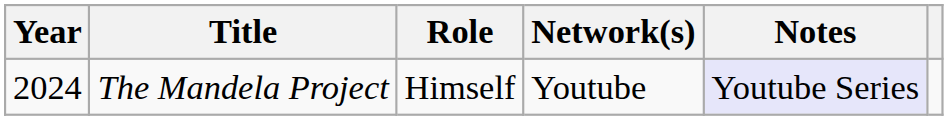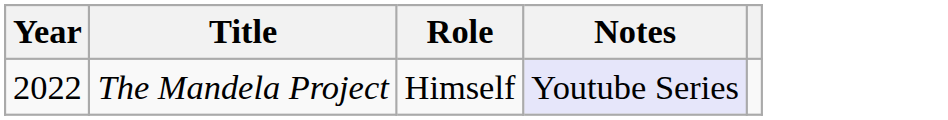- column: (613, 31)
(47, 86) 2024 -> (47, 86) 2022
